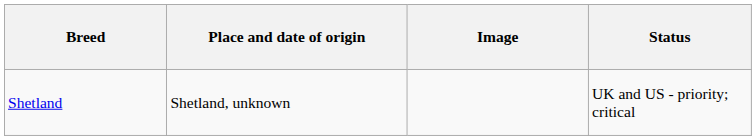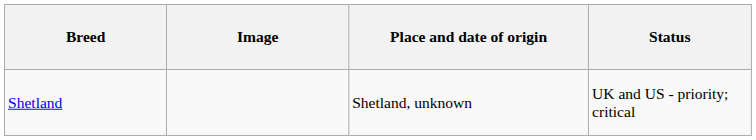columns swapped: (498, 37) <-> (287, 37)
